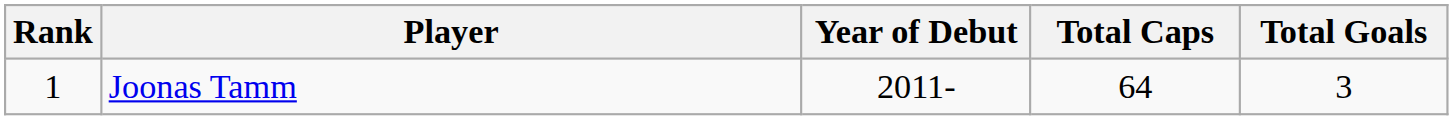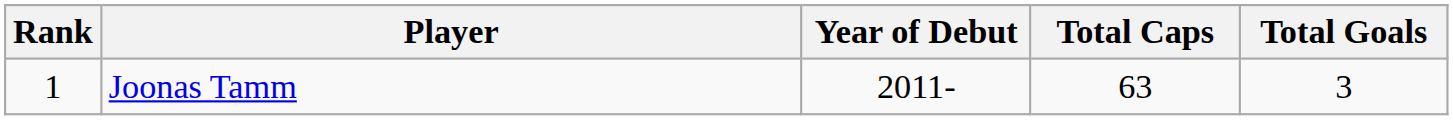(1135, 85) 64 -> (1135, 85) 63
